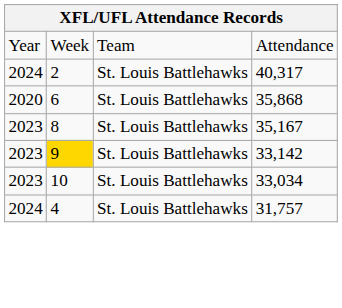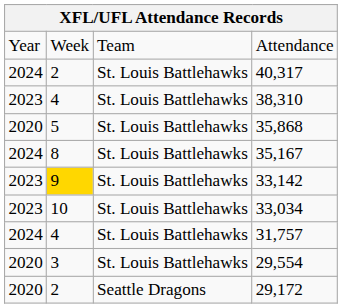+ row: (279, 99)
(55, 99) 6 -> (55, 126) 5
(26, 126) 2023 -> (26, 153) 2024
+ row: (279, 262)
+ row: (279, 289)
